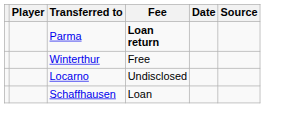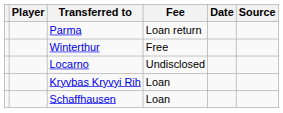(143, 36) bold -> (174, 30) normal
+ row: (95, 82)
